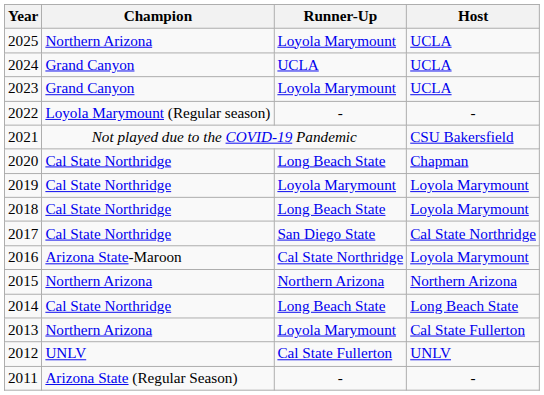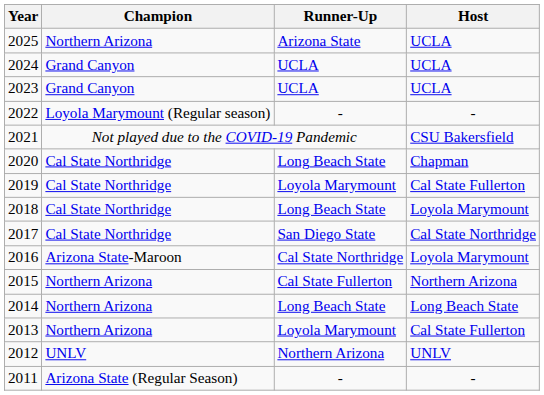(337, 40) Loyola Marymount -> (319, 40) Arizona State
(337, 88) Loyola Marymount -> (298, 88) UCLA
(470, 185) Loyola Marymount -> (468, 185) Cal State Fullerton
(331, 281) Northern Arizona -> (335, 281) Cal State Fullerton
(108, 305) Cal State Northridge -> (99, 305) Northern Arizona
(335, 354) Cal State Fullerton -> (331, 354) Northern Arizona
